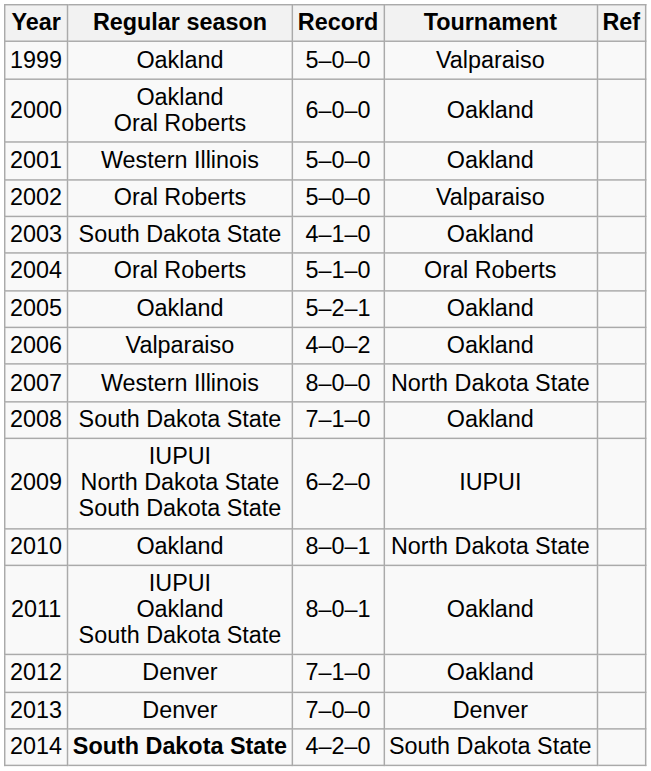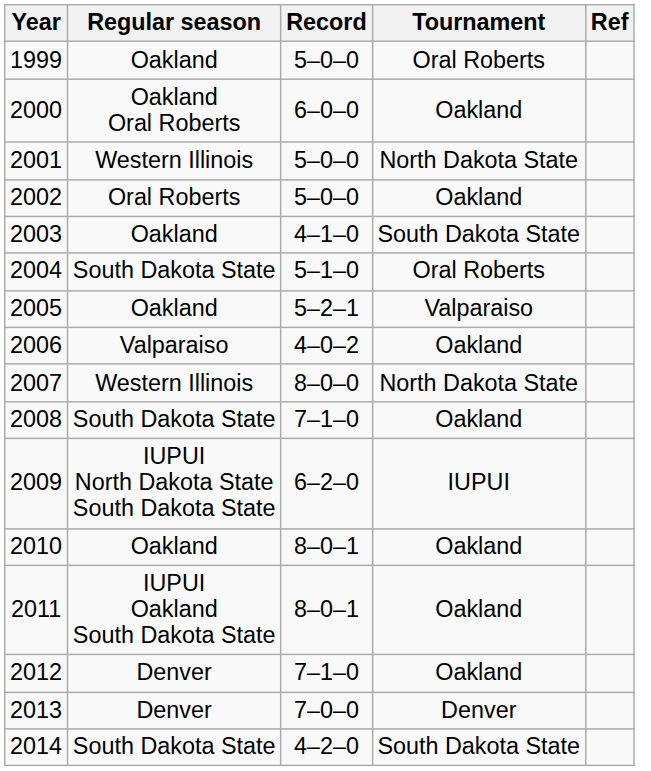(490, 60) Valparaiso -> (479, 60) Oral Roberts
(490, 160) Oakland -> (479, 160) North Dakota State
(490, 197) Valparaiso -> (479, 197) Oakland
(180, 234) South Dakota State -> (174, 234) Oakland
(490, 234) Oakland -> (479, 234) South Dakota State
(180, 271) Oral Roberts -> (174, 271) South Dakota State
(490, 308) Oakland -> (479, 308) Valparaiso
(490, 546) North Dakota State -> (479, 546) Oakland
(180, 747) bold -> (174, 747) normal
